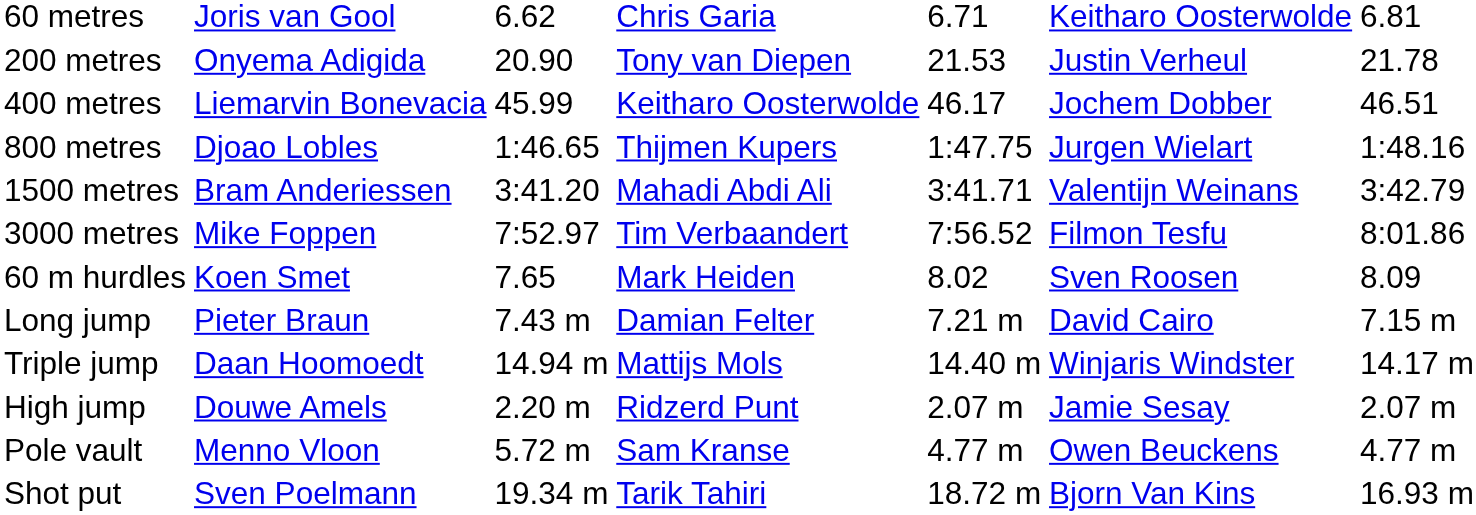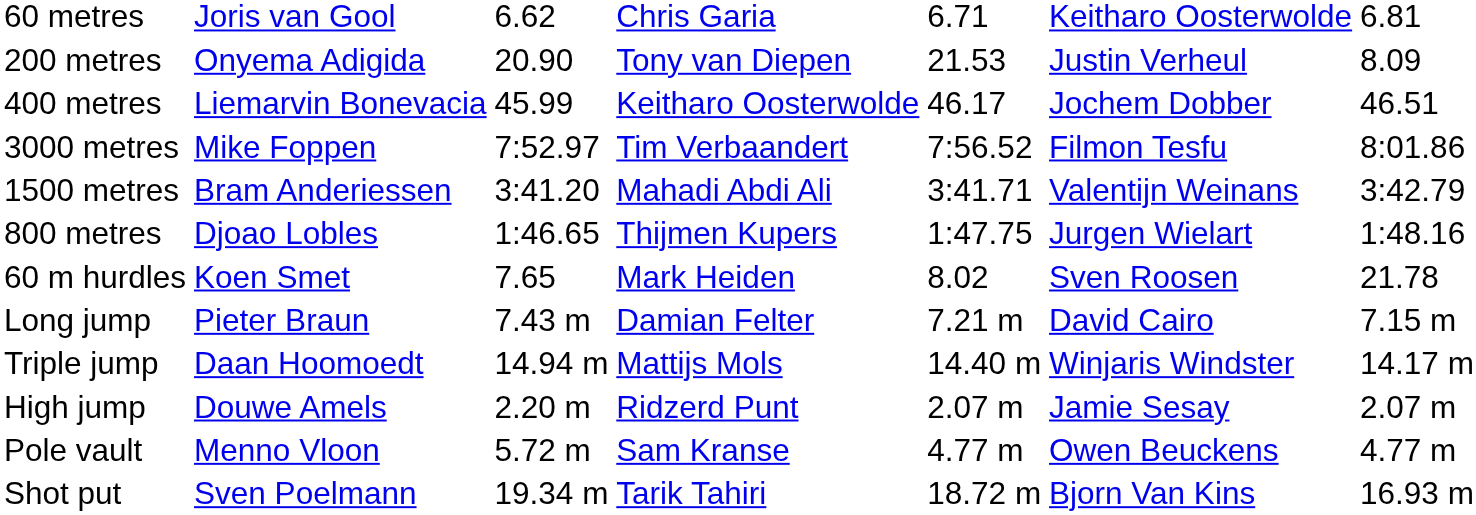(1399, 60) 21.78 -> (1391, 60) 8.09
rows swapped: (83, 147) <-> (92, 233)
(1391, 277) 8.09 -> (1399, 277) 21.78
